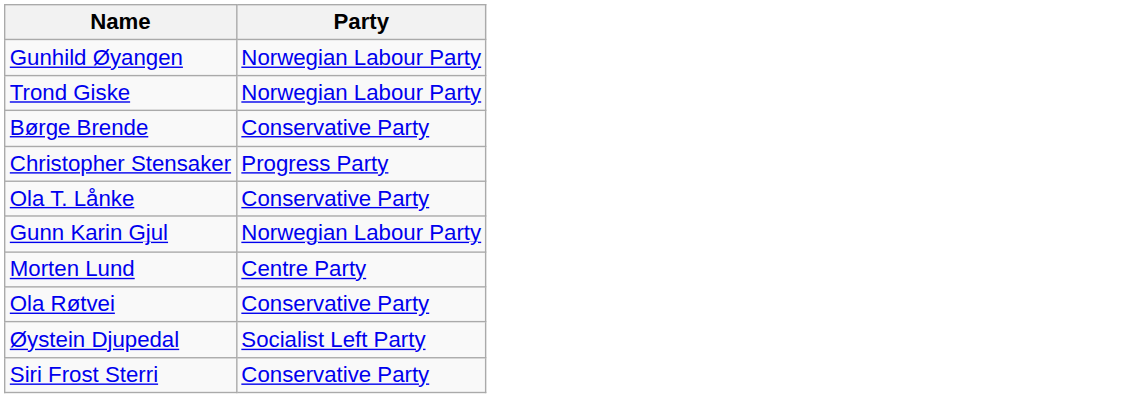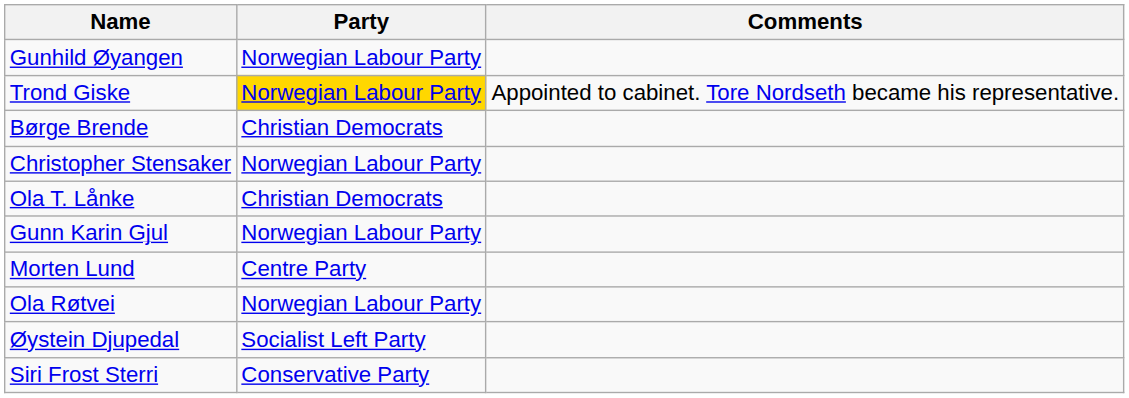+ column: (805, 22)
(361, 92) no background -> (361, 92) gold background
(335, 127) Conservative Party -> (342, 127) Christian Democrats
(315, 163) Progress Party -> (361, 163) Norwegian Labour Party
(335, 198) Conservative Party -> (342, 198) Christian Democrats
(335, 304) Conservative Party -> (361, 304) Norwegian Labour Party
